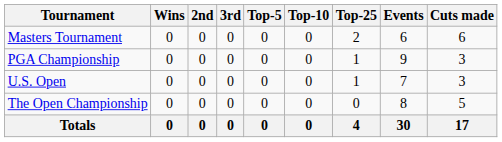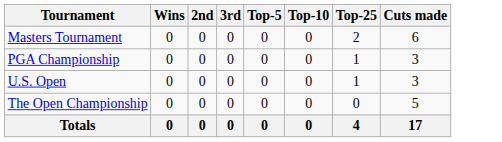- column: (403, 15)
